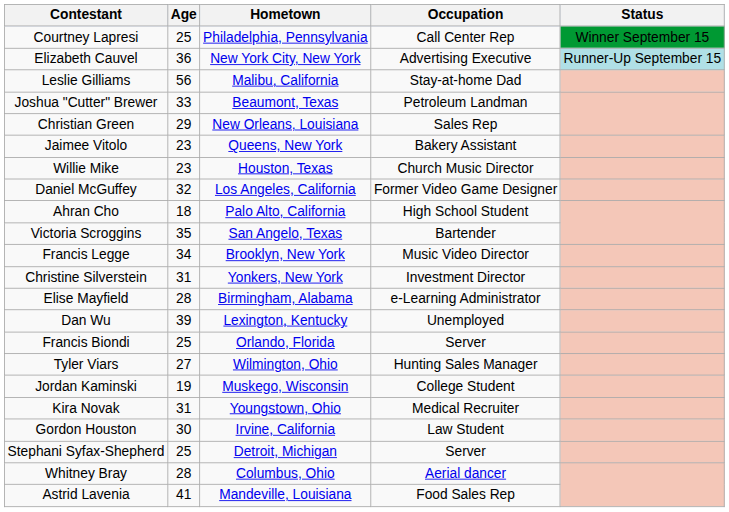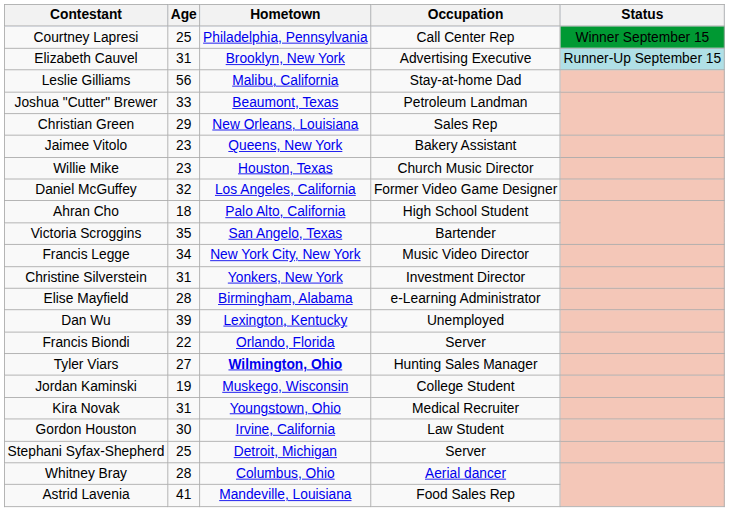(184, 59) 36 -> (184, 59) 31
(285, 59) New York City, New York -> (285, 59) Brooklyn, New York
(285, 255) Brooklyn, New York -> (285, 255) New York City, New York
(184, 342) 25 -> (184, 342) 22
(285, 364) normal -> (285, 364) bold
